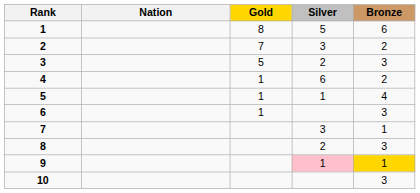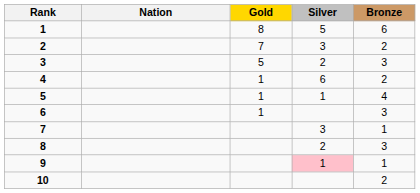(384, 163) gold background -> (384, 163) no background
(384, 180) 3 -> (384, 180) 2
